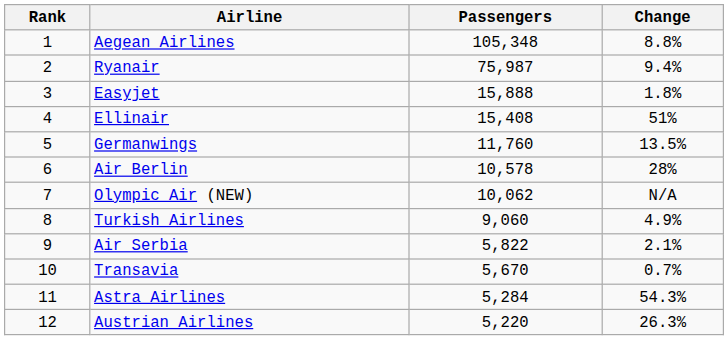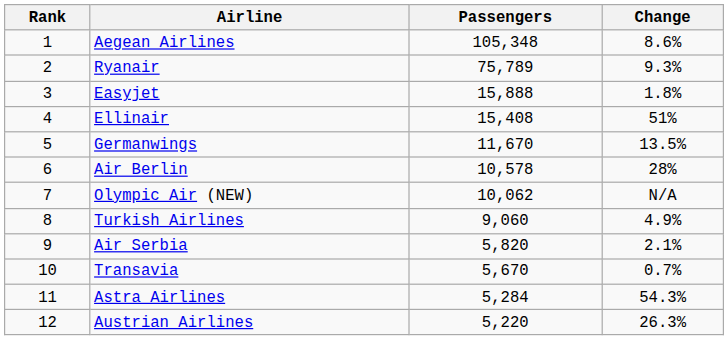(663, 43) 8.8% -> (663, 43) 8.6%
(505, 68) 75,987 -> (505, 68) 75,789
(663, 68) 9.4% -> (663, 68) 9.3%
(505, 144) 11,760 -> (505, 144) 11,670
(505, 246) 5,822 -> (505, 246) 5,820
